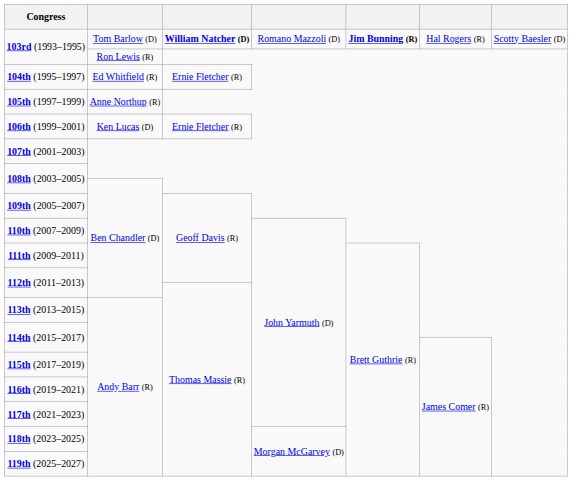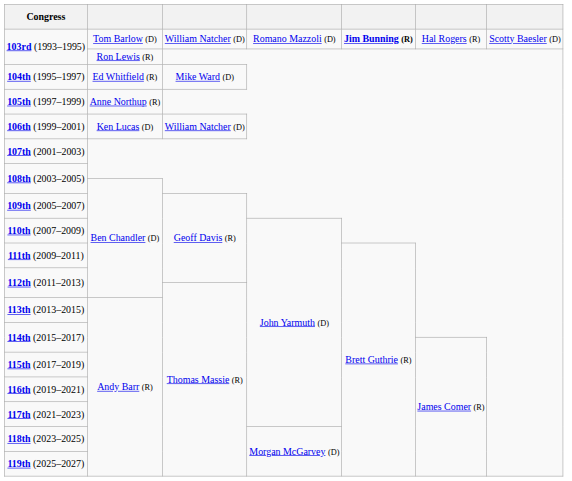(207, 39) bold -> (205, 39) normal
(207, 77) Ernie Fletcher (R) -> (205, 77) Mike Ward (D)
(207, 126) Ernie Fletcher (R) -> (205, 126) William Natcher (D)
